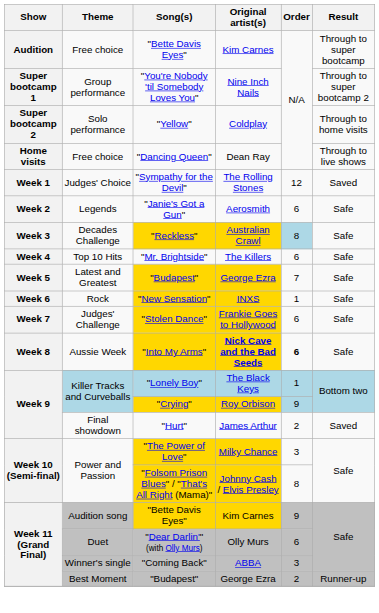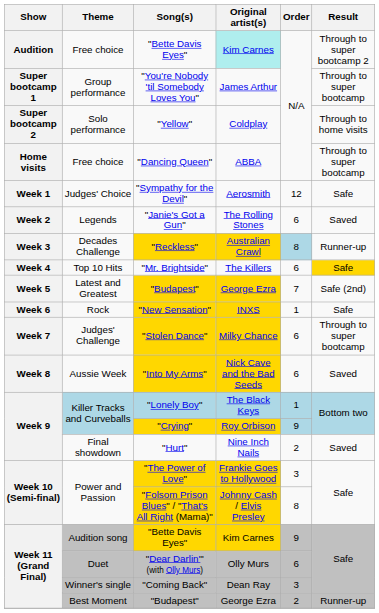(248, 49) no background -> (248, 49) paleturquoise background
(343, 49) Through to super bootcamp -> (343, 49) Through to super bootcamp 2
(248, 87) Nine Inch Nails -> (248, 87) James Arthur
(343, 87) Through to super bootcamp 2 -> (343, 87) Through to super bootcamp
(248, 156) Dean Ray -> (248, 161) ABBA
(343, 156) Through to live shows -> (343, 161) Through to super bootcamp
(248, 182) The Rolling Stones -> (248, 193) Aerosmith
(343, 182) Saved -> (343, 193) Safe
(248, 209) Aerosmith -> (248, 220) The Rolling Stones
(343, 209) Safe -> (343, 220) Saved
(343, 235) Safe -> (343, 246) Runner-up
(343, 256) no background -> (343, 267) gold background
(343, 277) Safe -> (343, 288) Safe (2nd)
(248, 319) Frankie Goes to Hollywood -> (248, 336) Milky Chance
(343, 319) Safe -> (343, 336) Through to super bootcamp
(248, 351) bold -> (248, 373) normal
(297, 351) bold -> (296, 373) normal
(343, 351) Safe -> (343, 373) Saved
(248, 425) James Arthur -> (248, 447) Nine Inch Nails
(248, 452) Milky Chance -> (248, 474) Frankie Goes to Hollywood
(248, 563) ABBA -> (248, 585) Dean Ray
